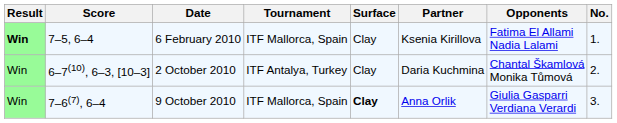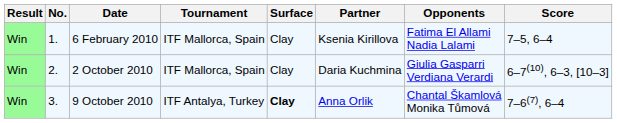columns swapped: (599, 13) <-> (99, 13)
(18, 38) bold -> (17, 38) normal
(297, 70) ITF Antalya, Turkey -> (214, 70) ITF Mallorca, Spain
(537, 70) Chantal Škamlová Monika Tůmová -> (450, 70) Giulia Gasparri Verdiana Verardi
(297, 102) ITF Mallorca, Spain -> (214, 102) ITF Antalya, Turkey
(533, 102) Giulia Gasparri Verdiana Verardi -> (454, 102) Chantal Škamlová Monika Tůmová
